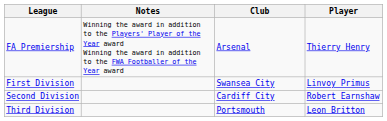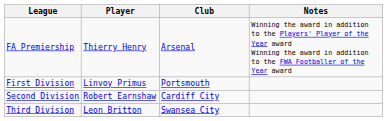columns swapped: (344, 11) <-> (148, 11)
(246, 84) Swansea City -> (185, 84) Portsmouth
(241, 110) Portsmouth -> (190, 110) Swansea City
